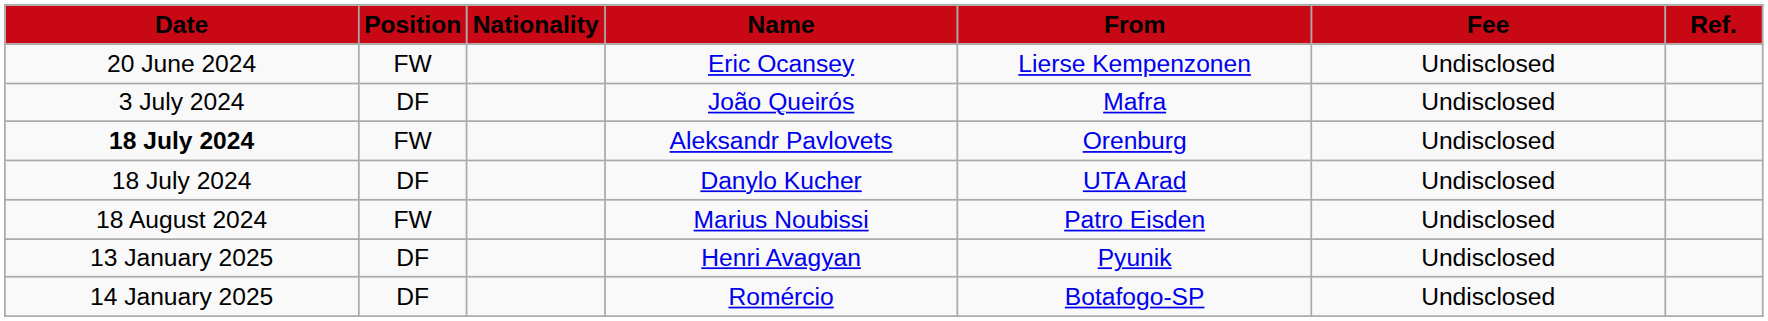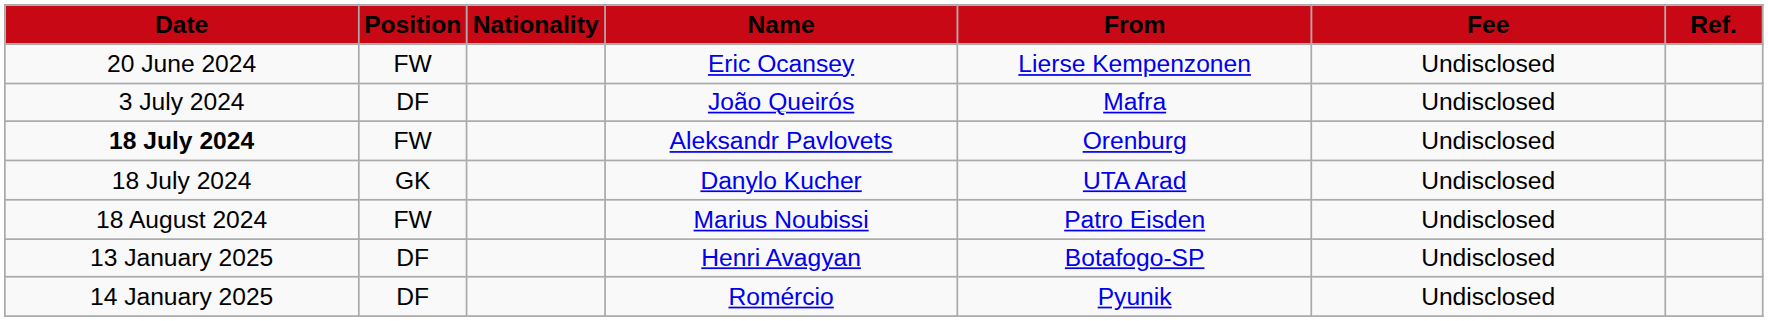(413, 180) DF -> (413, 180) GK
(1135, 258) Pyunik -> (1135, 258) Botafogo-SP
(1135, 297) Botafogo-SP -> (1135, 297) Pyunik
